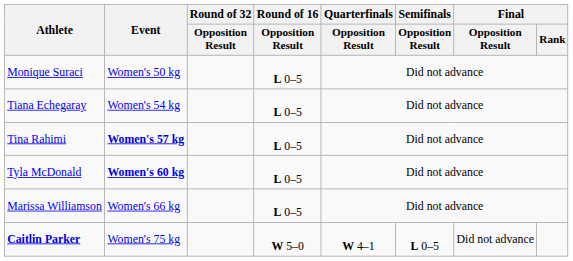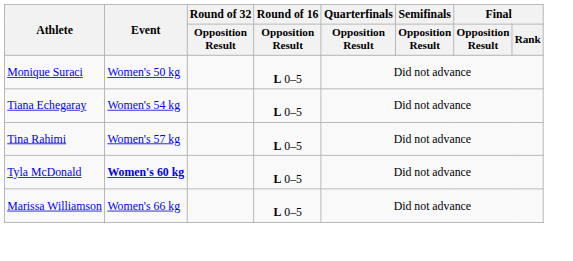(146, 139) bold -> (144, 139) normal
- row: (44, 239)
